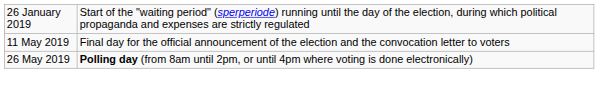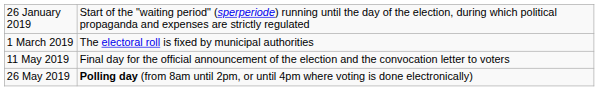+ row: (40, 42)
